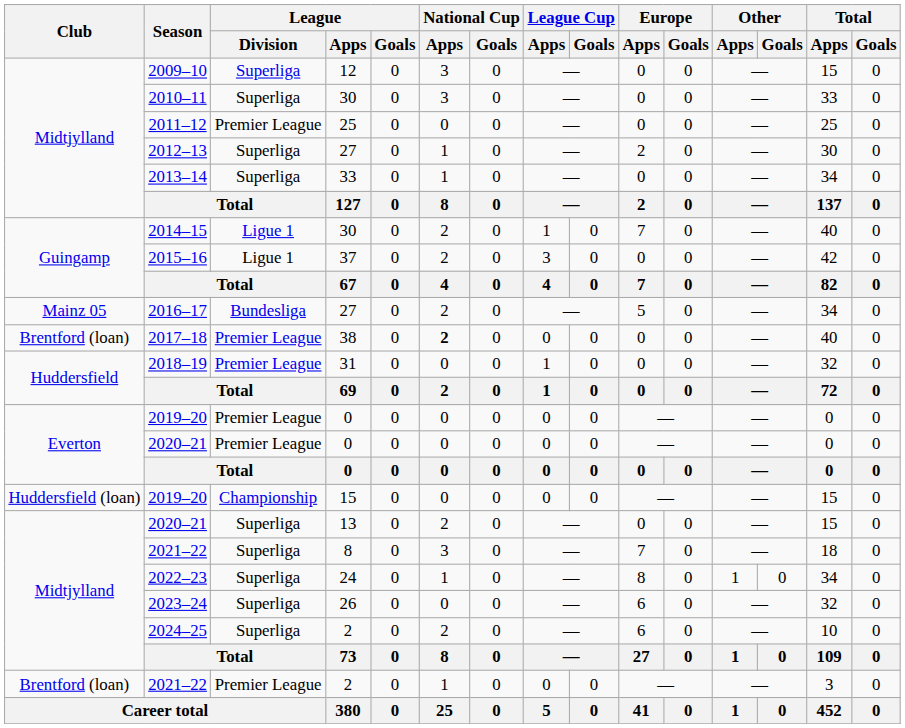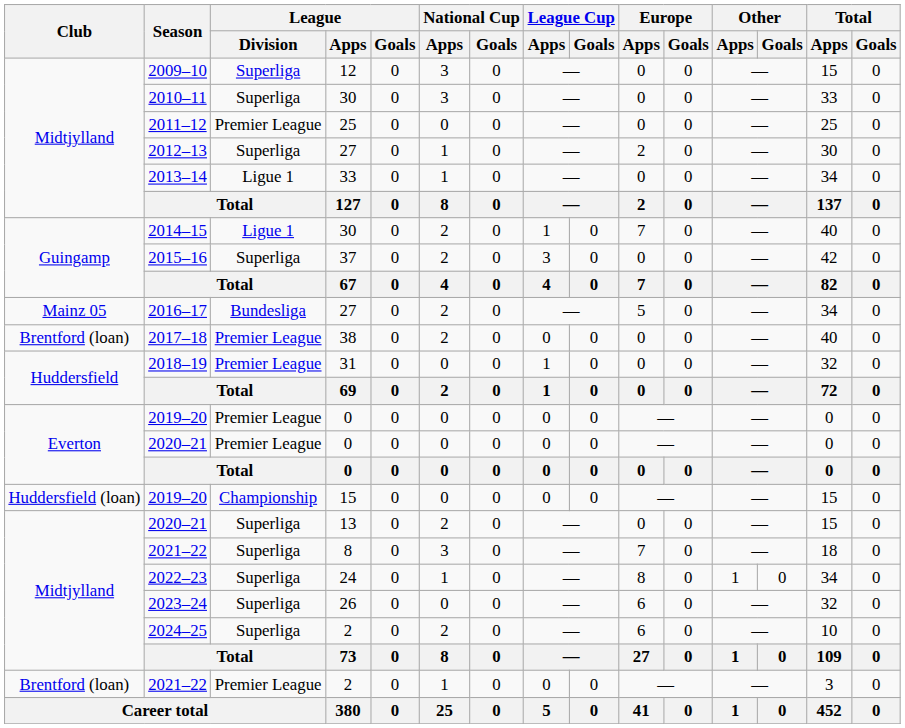(268, 177) Superliga -> (268, 177) Ligue 1
(268, 257) Ligue 1 -> (268, 257) Superliga
(444, 337) bold -> (444, 337) normal
